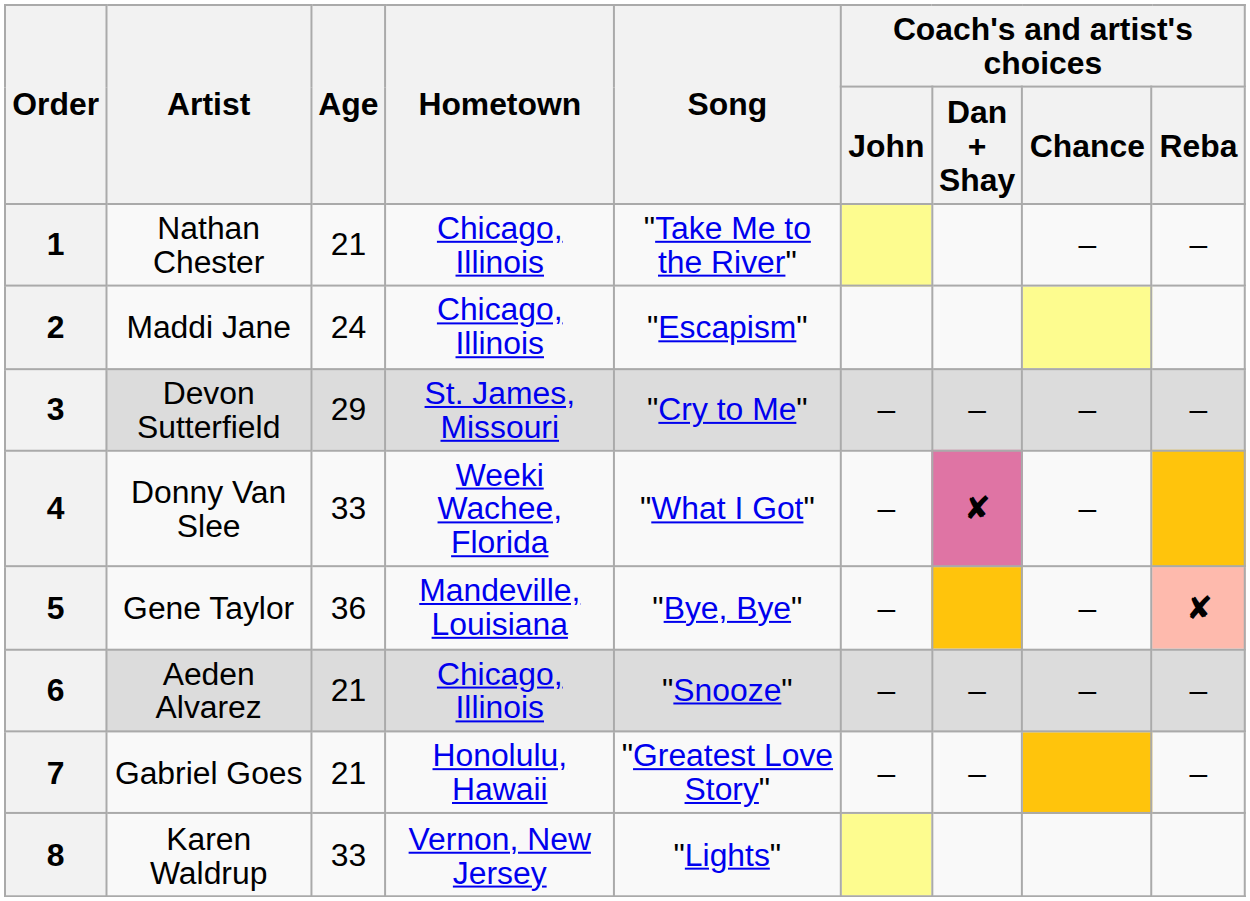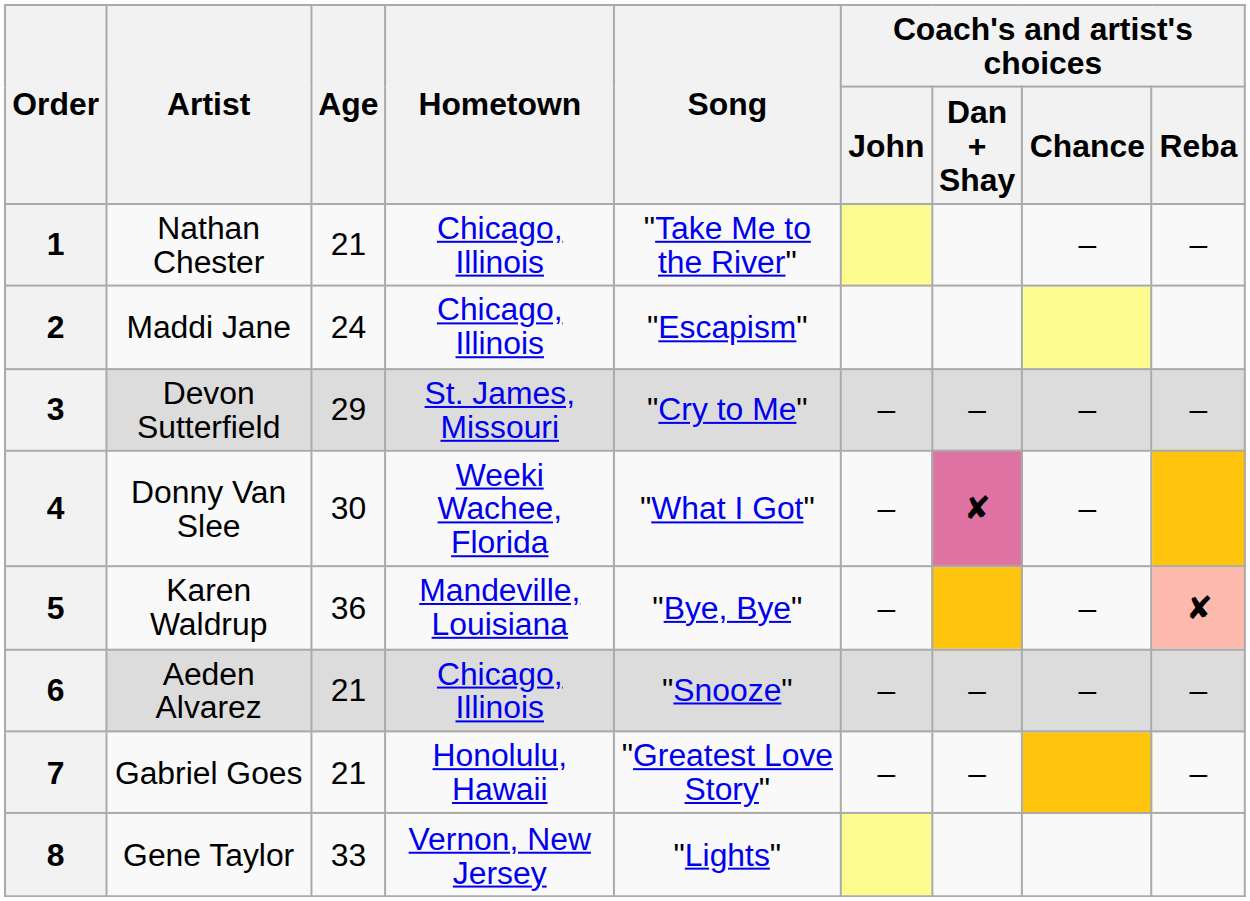(348, 509) 33 -> (348, 509) 30
(209, 608) Gene Taylor -> (209, 608) Karen Waldrup
(209, 855) Karen Waldrup -> (209, 855) Gene Taylor
